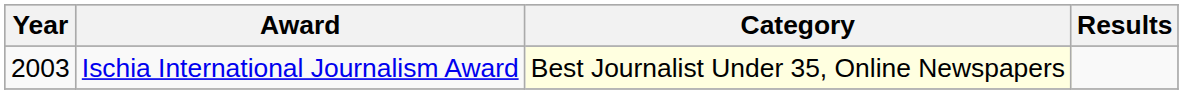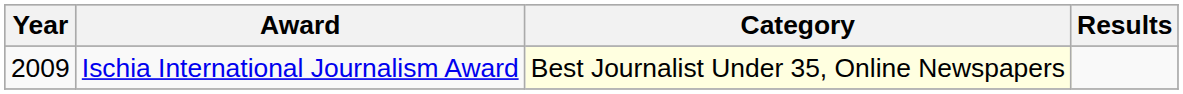(40, 67) 2003 -> (40, 67) 2009
